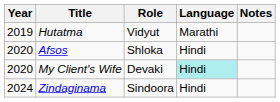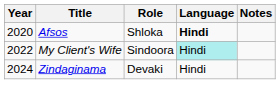- row: (60, 32)
(193, 50) normal -> (194, 32) bold
(20, 69) 2020 -> (20, 50) 2022
(145, 69) Devaki -> (150, 50) Sindoora
(150, 87) Sindoora -> (145, 69) Devaki
